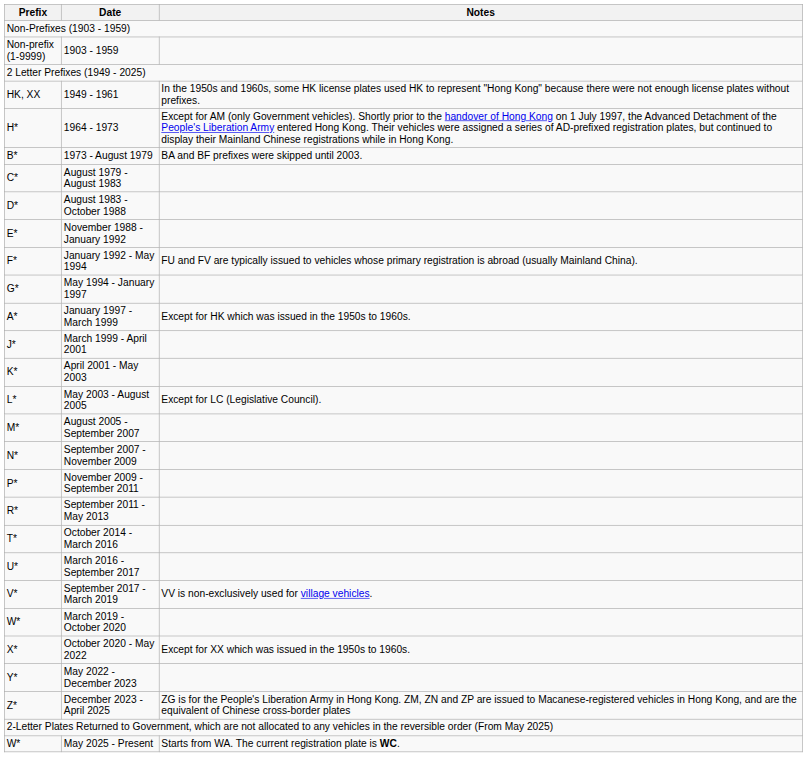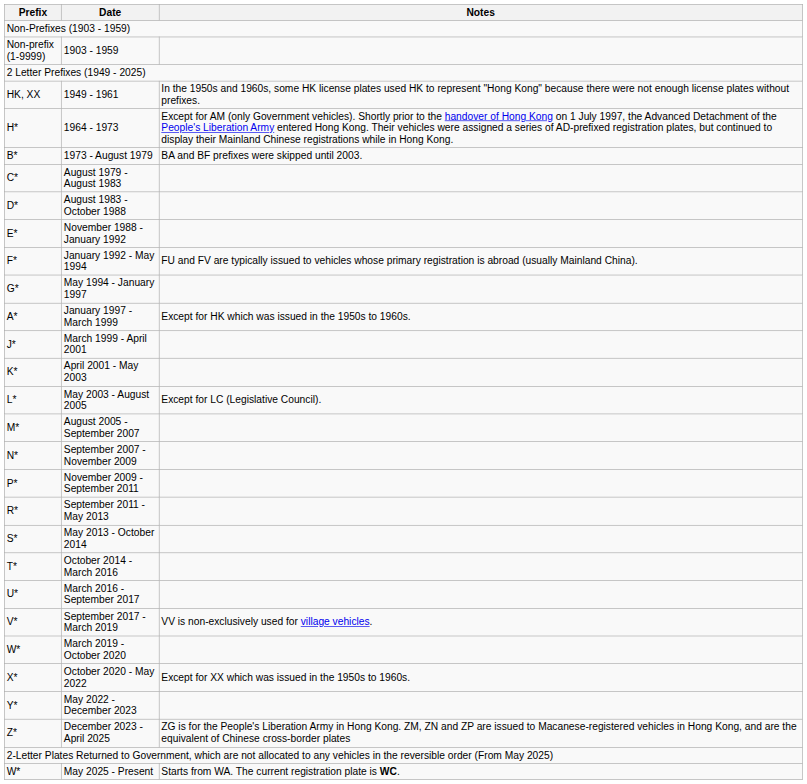+ row: (109, 539)
